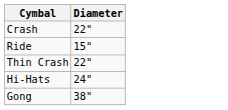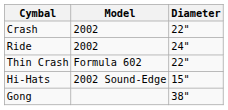+ column: (120, 13)
(83, 46) 15" -> (180, 46) 24"
(83, 80) 24" -> (180, 80) 15"
